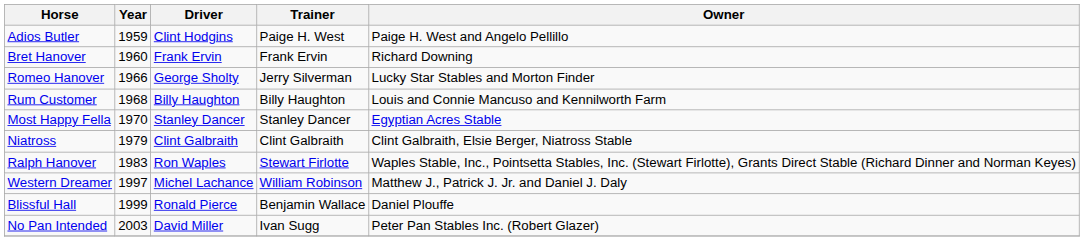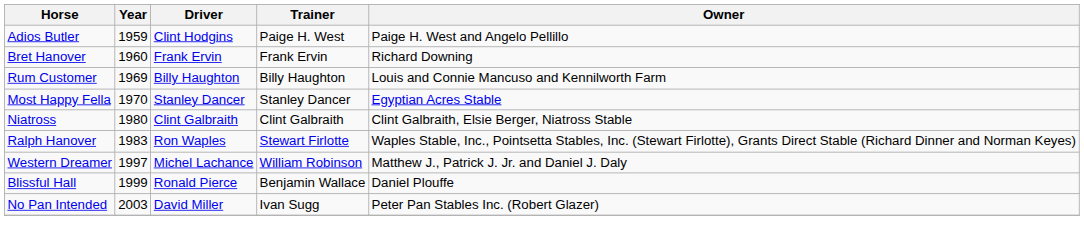- row: (56, 78)
(133, 99) 1968 -> (133, 78) 1969
(133, 141) 1979 -> (133, 120) 1980
